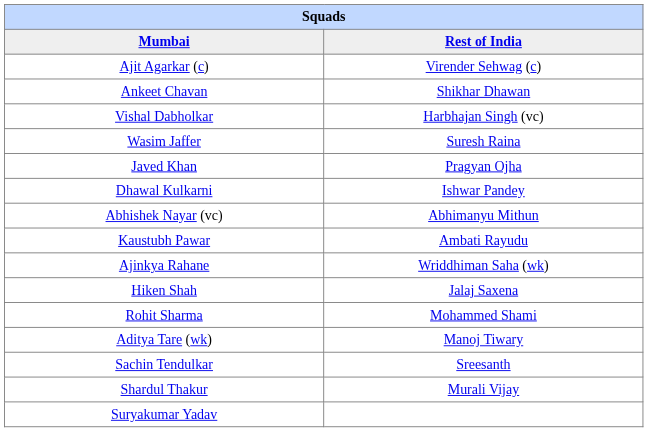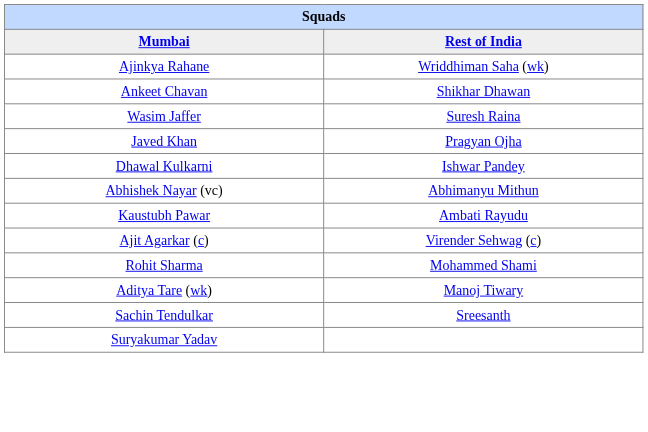rows swapped: (164, 66) <-> (164, 265)
- row: (164, 116)
- row: (164, 290)
- row: (164, 389)
